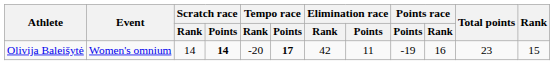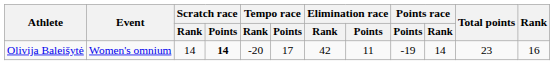(288, 50) bold -> (288, 50) normal
(440, 50) 16 -> (440, 50) 14
(534, 50) 15 -> (534, 50) 16
